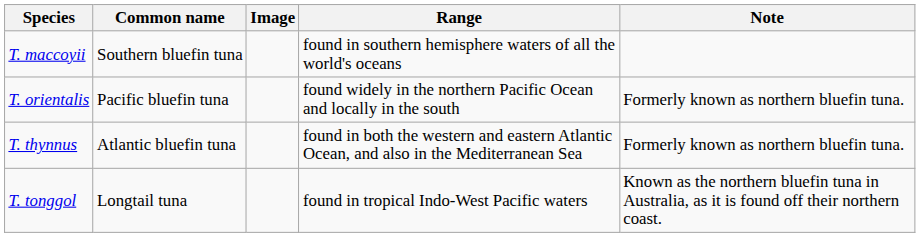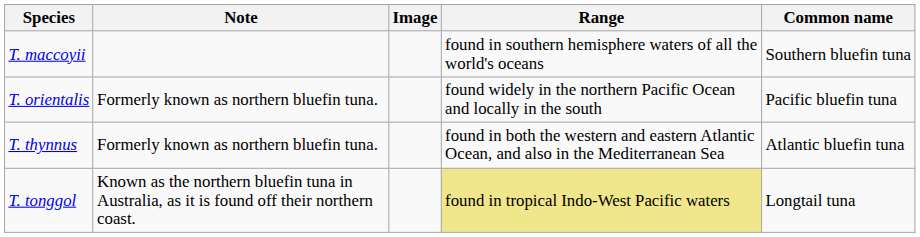columns swapped: (170, 17) <-> (767, 17)
(445, 199) no background -> (587, 199) khaki background
